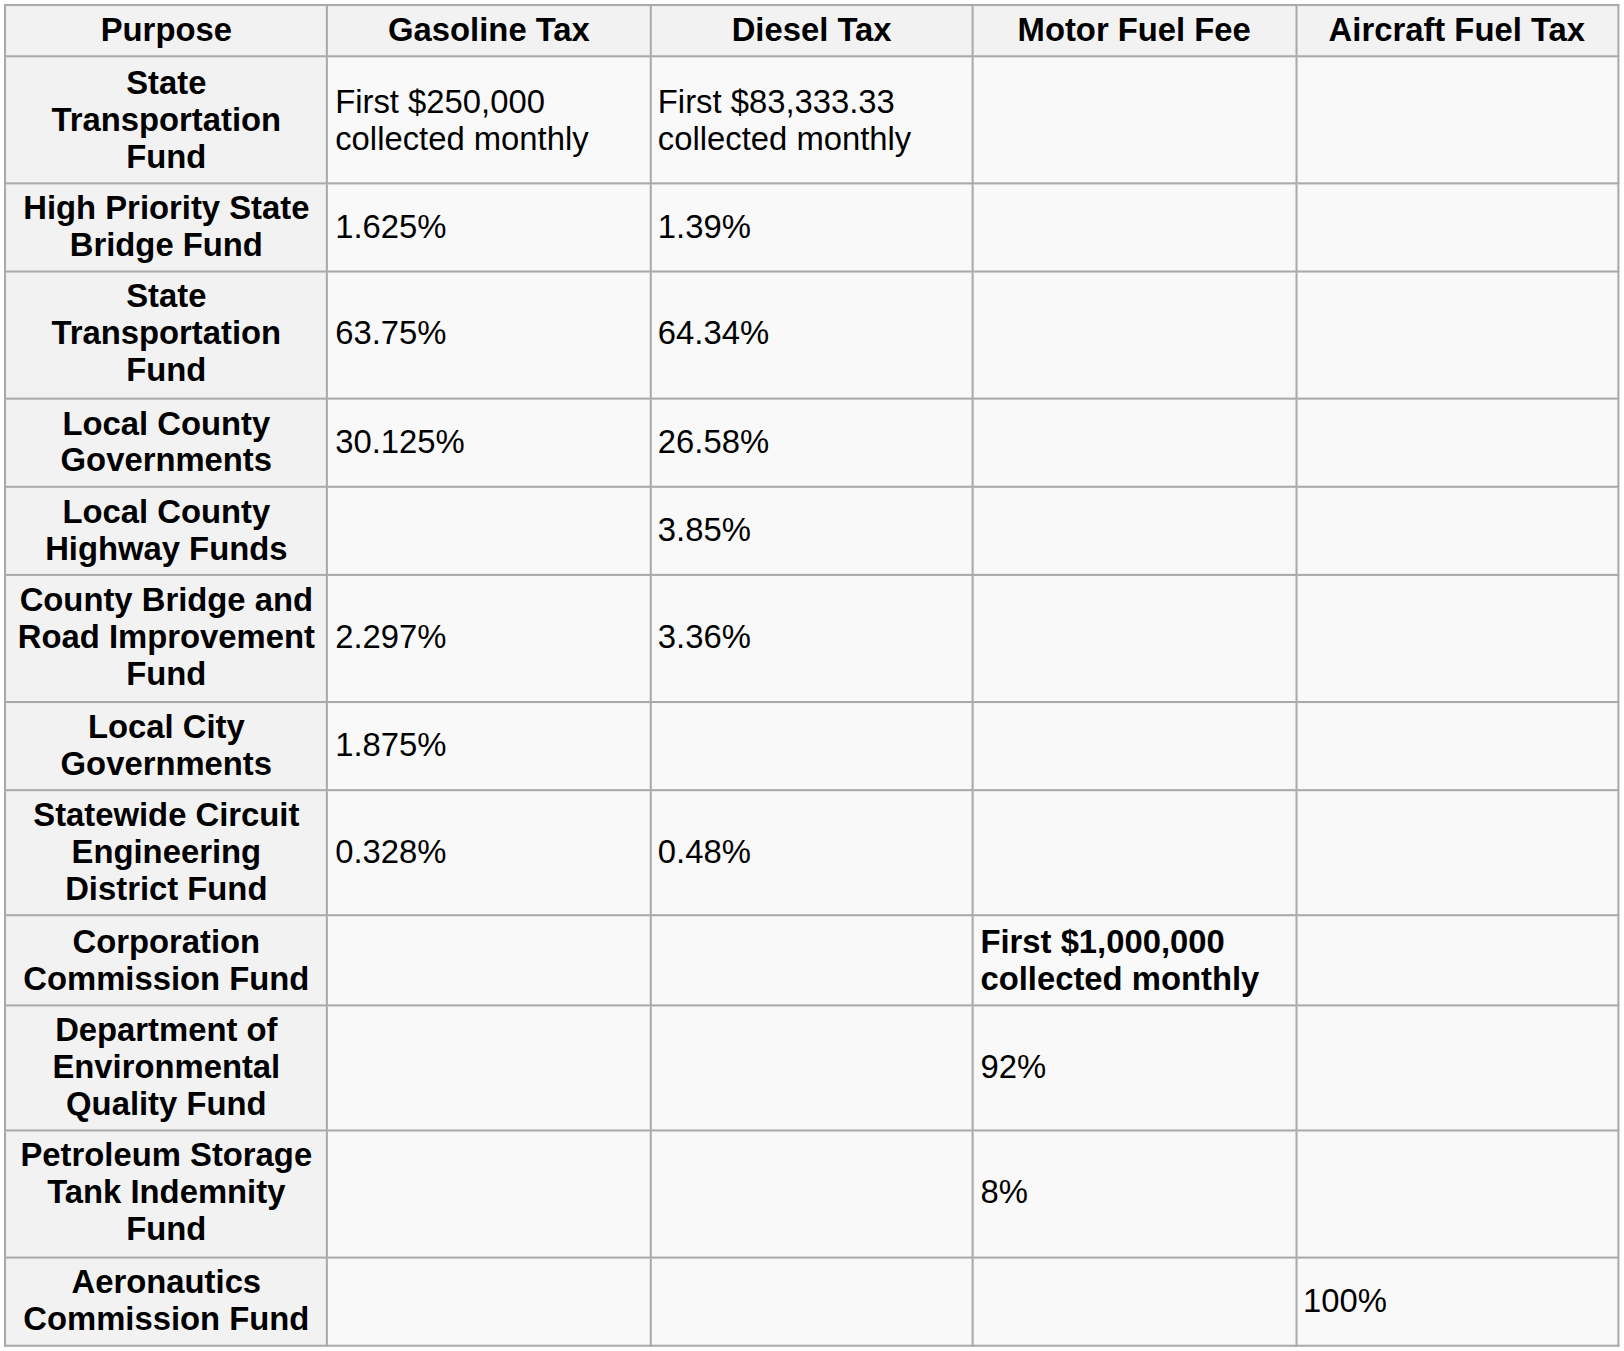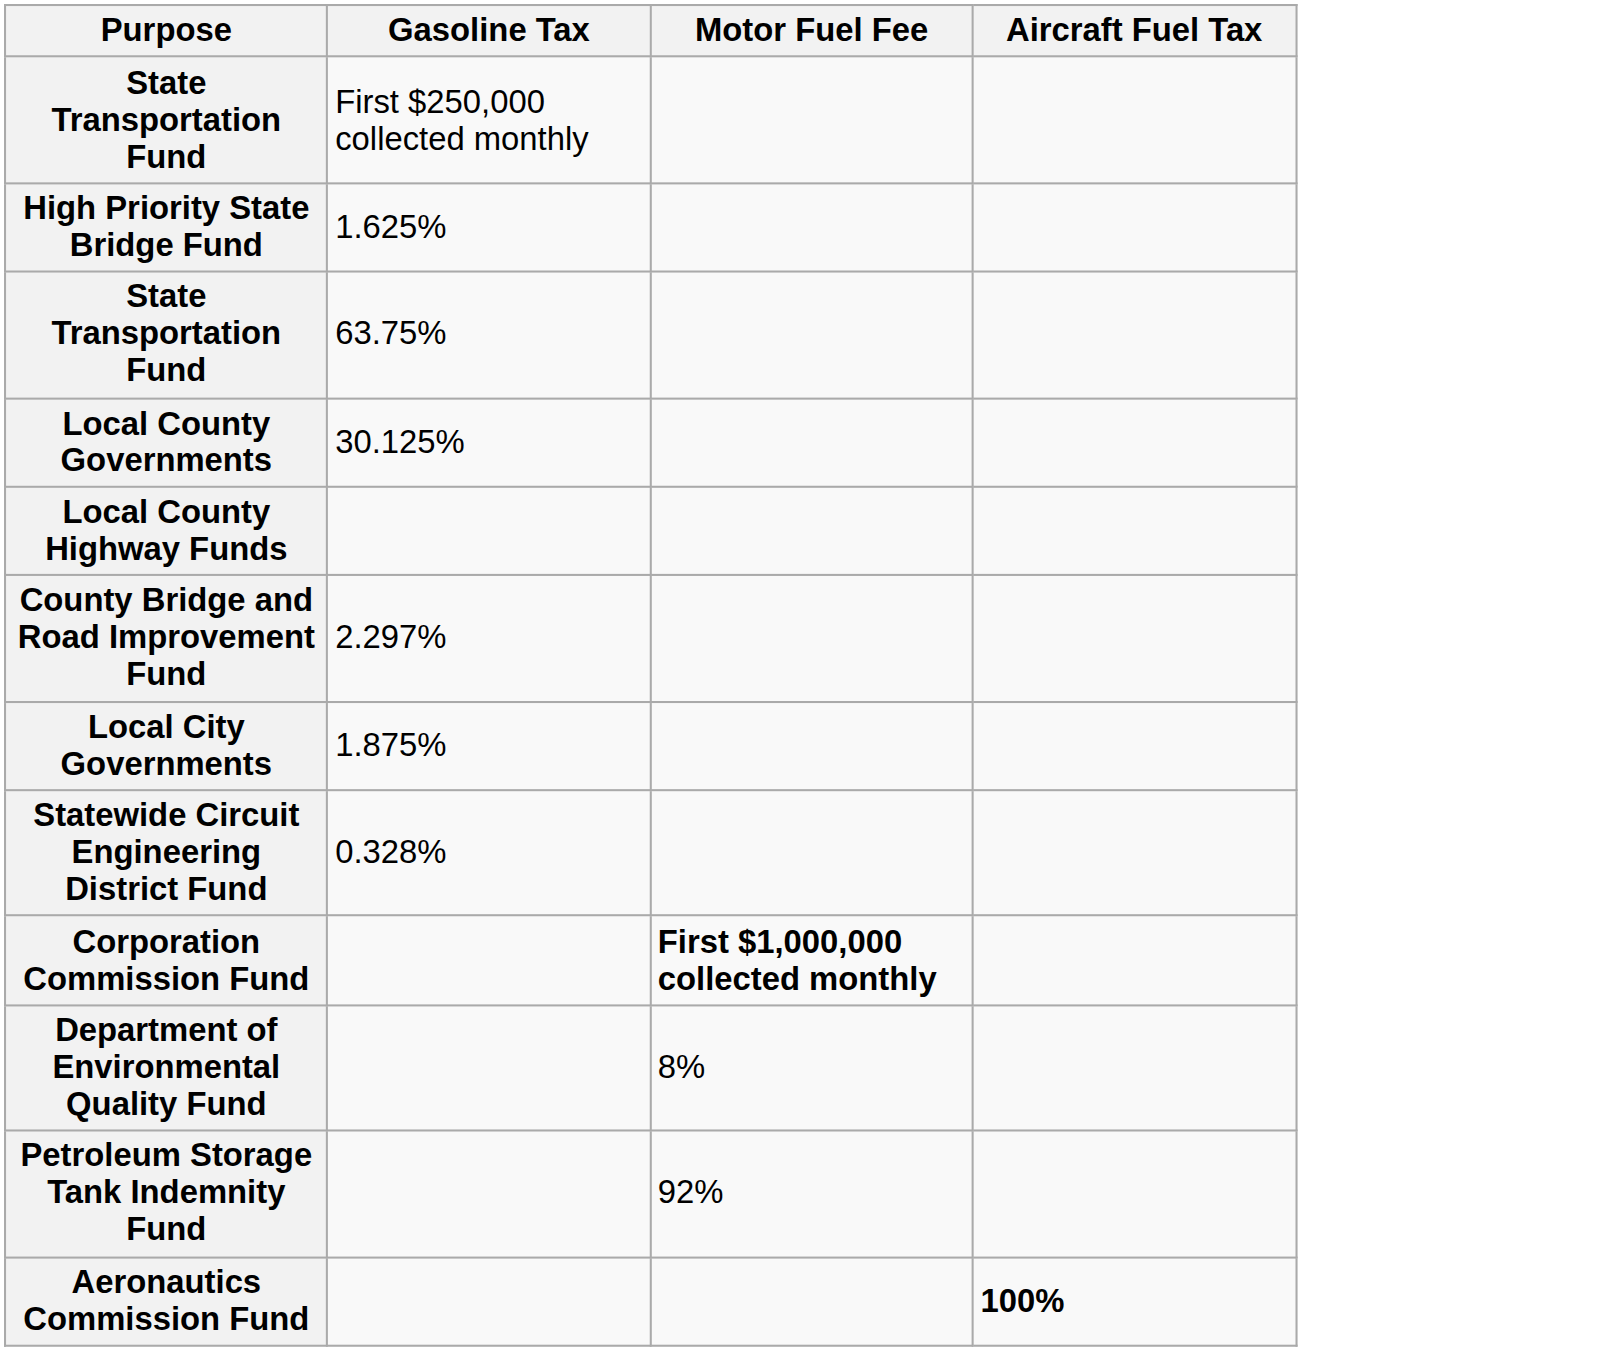- column: (812, 30)
(1013, 1067) 92% -> (682, 1067) 8%
(1004, 1193) 8% -> (691, 1193) 92%
(1345, 1300) normal -> (1022, 1300) bold
